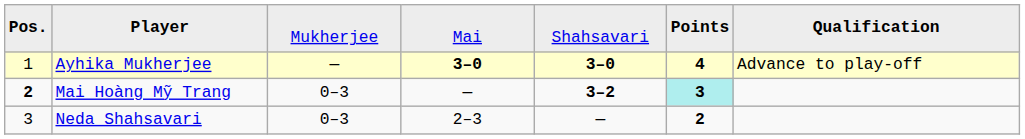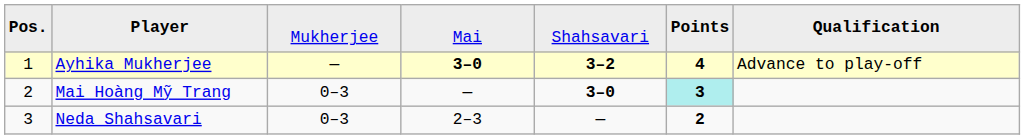(600, 65) 3–0 -> (600, 65) 3–2
(28, 92) bold -> (28, 92) normal
(600, 92) 3–2 -> (600, 92) 3–0
